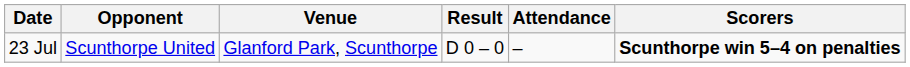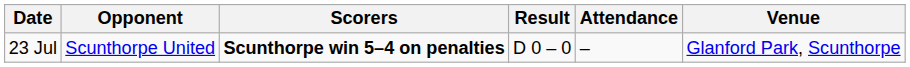columns swapped: (330, 18) <-> (760, 18)
